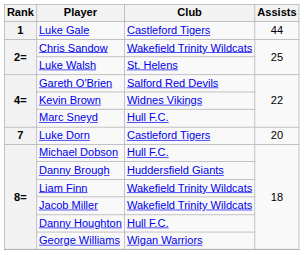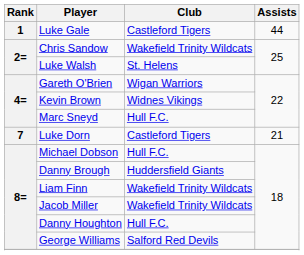(173, 83) Salford Red Devils -> (165, 83) Wigan Warriors
(277, 135) 20 -> (277, 135) 21
(165, 240) Wigan Warriors -> (173, 240) Salford Red Devils
